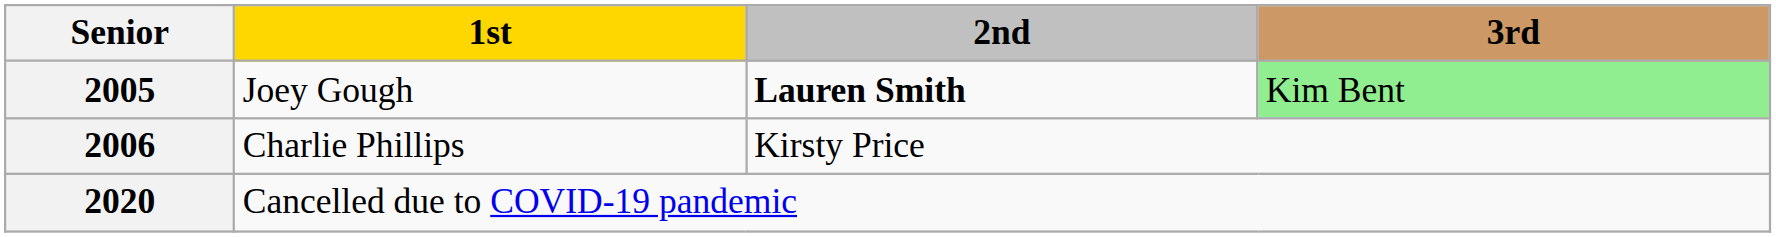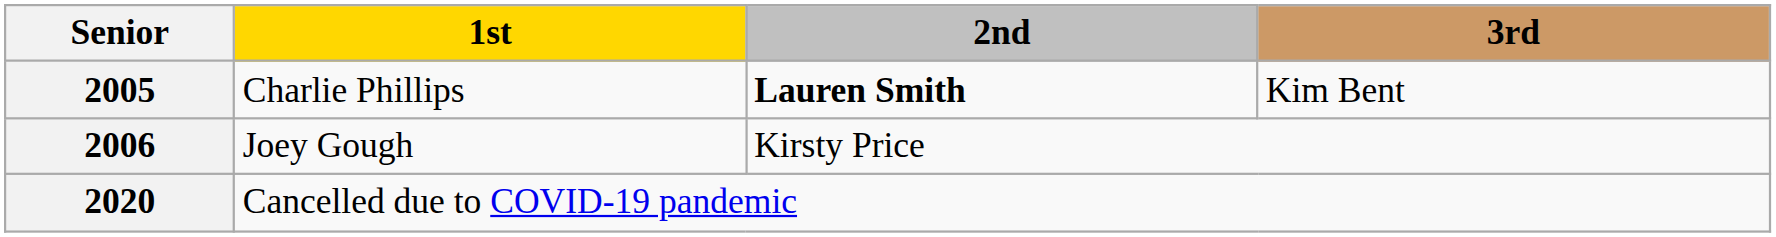(328, 88) Joey Gough -> (354, 88) Charlie Phillips
(1335, 88) lightgreen background -> (1335, 88) no background
(354, 145) Charlie Phillips -> (328, 145) Joey Gough
